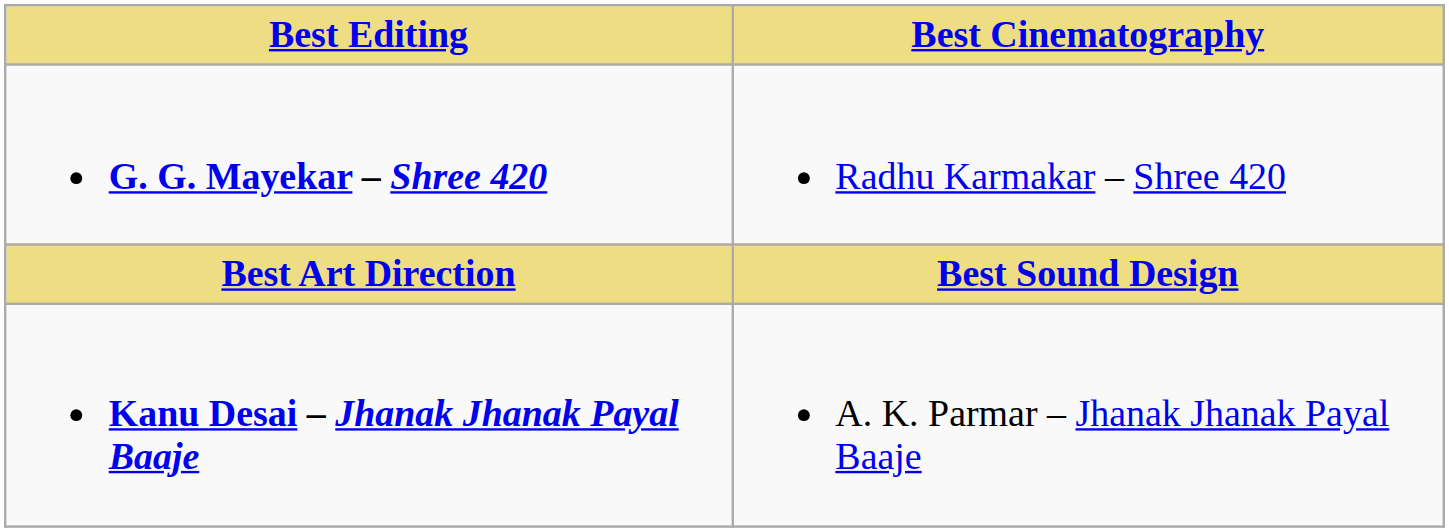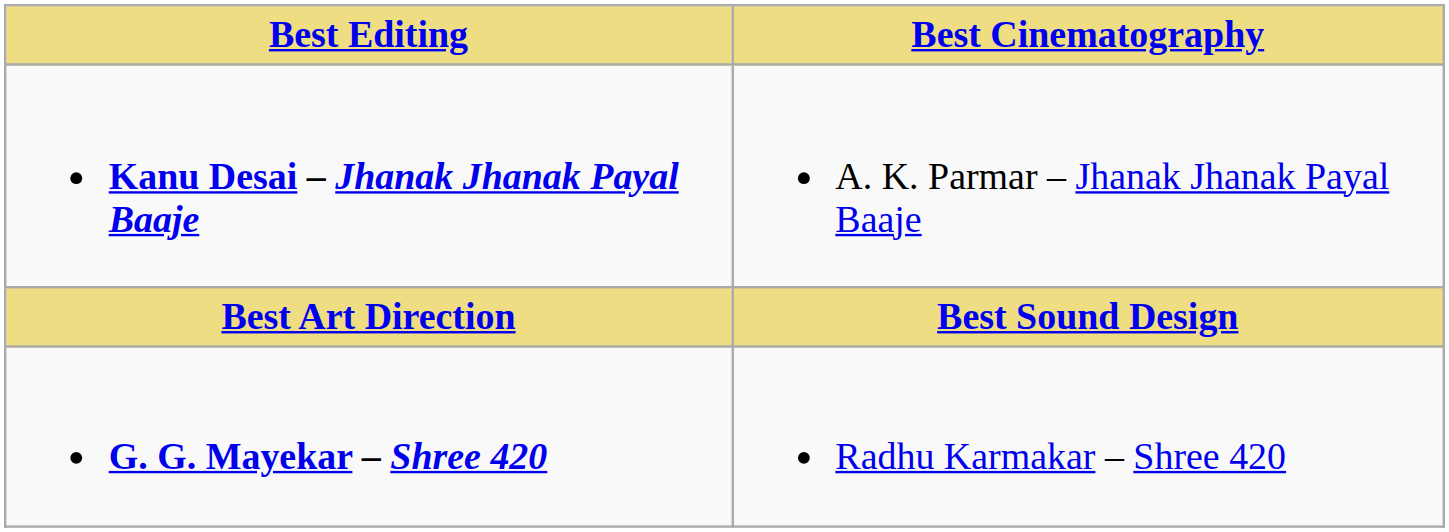rows swapped: (368, 176) <-> (368, 436)
